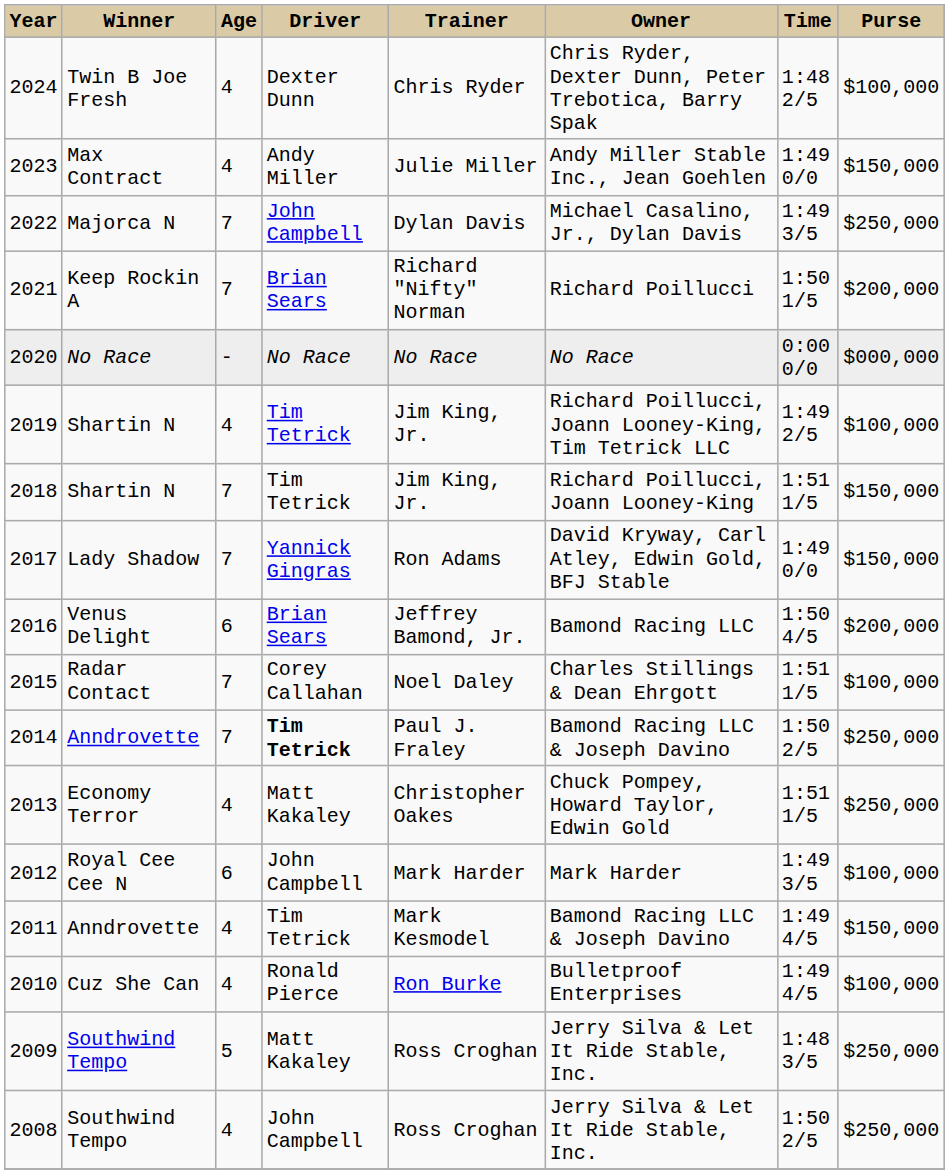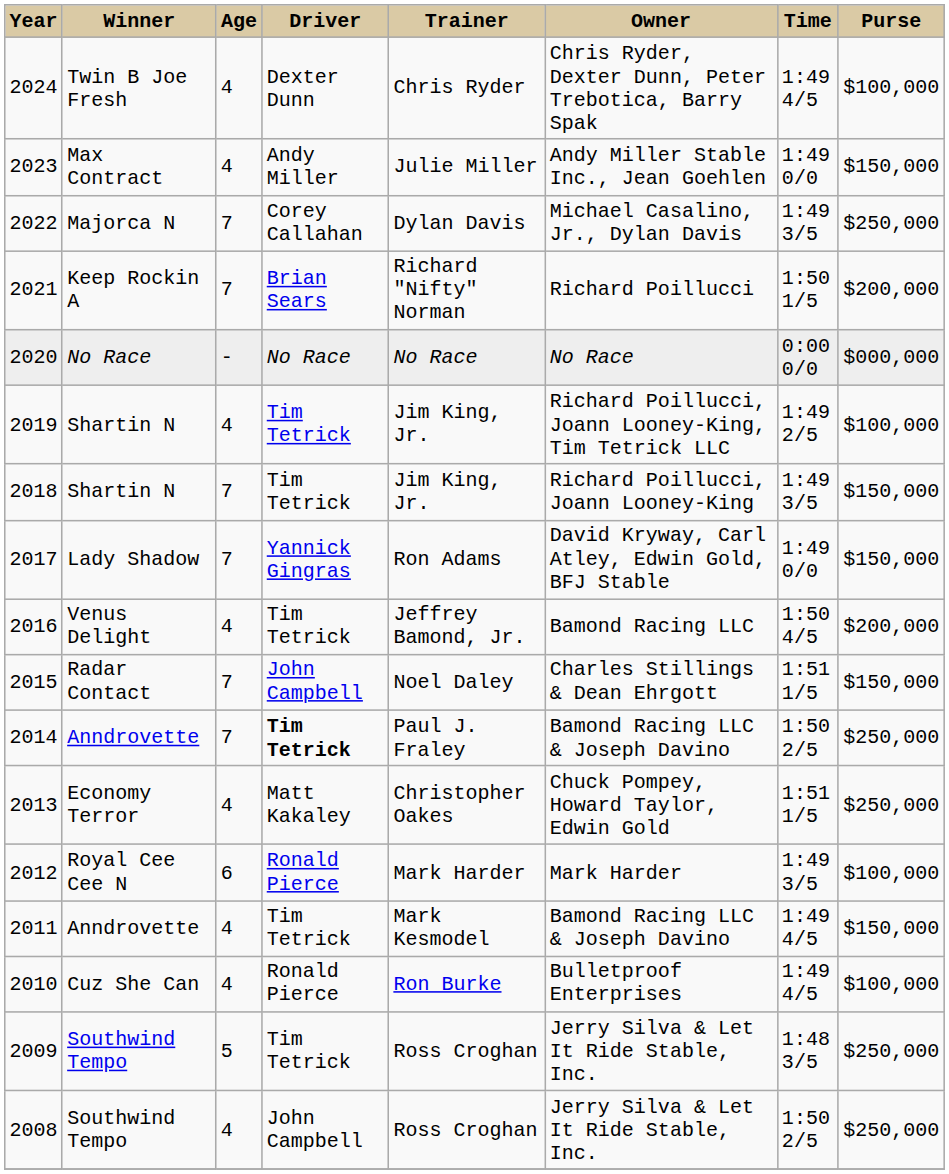(806, 88) 1:48 2/5 -> (806, 88) 1:49 4/5
(315, 223) John Campbell -> (315, 223) Corey Callahan
(806, 492) 1:51 1/5 -> (806, 492) 1:49 3/5
(227, 627) 6 -> (227, 627) 4
(297, 627) Brian Sears -> (309, 627) Tim Tetrick
(315, 682) Corey Callahan -> (315, 682) John Campbell
(891, 682) $100,000 -> (891, 682) $150,000
(315, 873) John Campbell -> (303, 873) Ronald Pierce
(309, 1051) Matt Kakaley -> (309, 1051) Tim Tetrick
